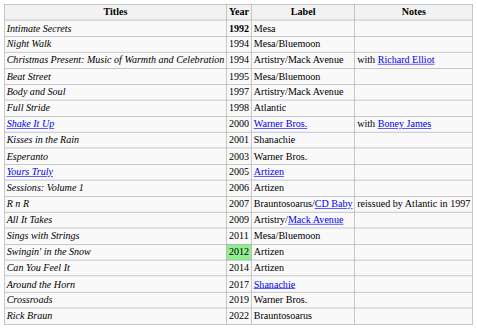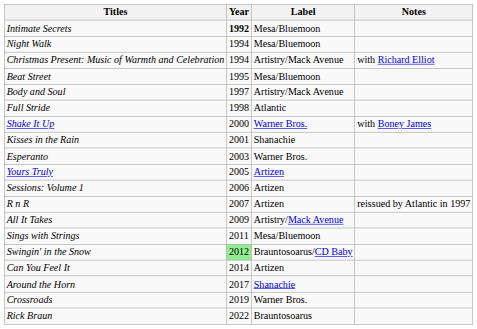(265, 28) Mesa -> (287, 28) Mesa/Bluemoon
(303, 204) Brauntosoarus/CD Baby -> (269, 204) Artizen
(269, 252) Artizen -> (303, 252) Brauntosoarus/CD Baby
